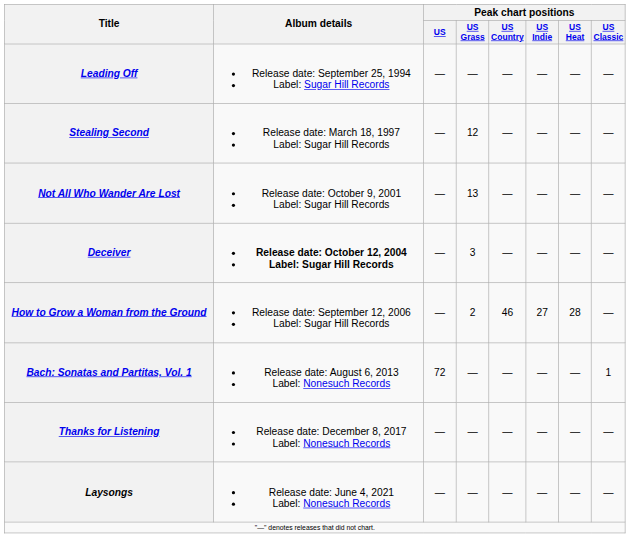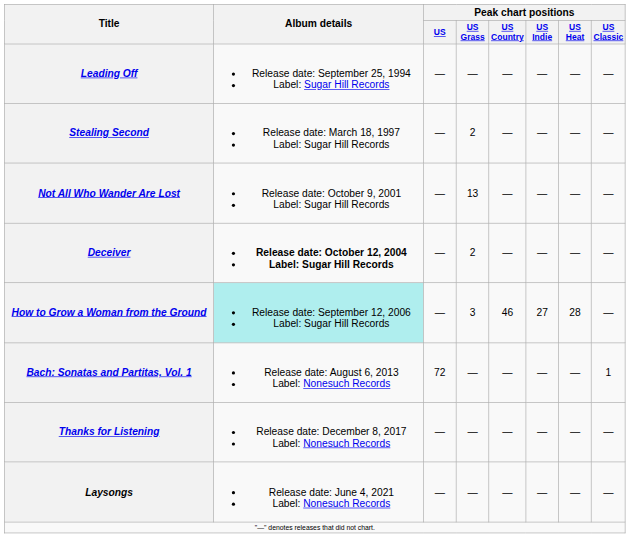(473, 133) 12 -> (473, 133) 2
(473, 253) 3 -> (473, 253) 2
(319, 318) no background -> (319, 318) paleturquoise background
(473, 312) 2 -> (473, 312) 3
